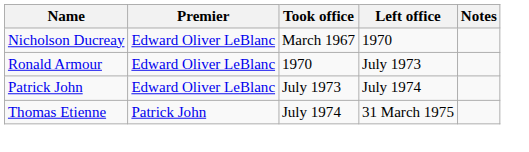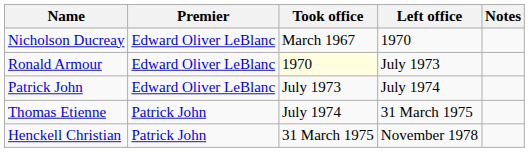(297, 64) no background -> (297, 64) lightyellow background
+ row: (65, 135)
